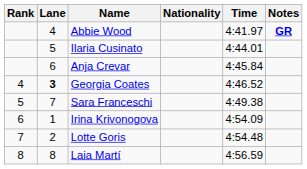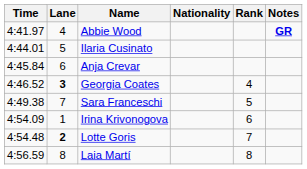columns swapped: (21, 13) <-> (244, 13)
(53, 137) normal -> (63, 137) bold
